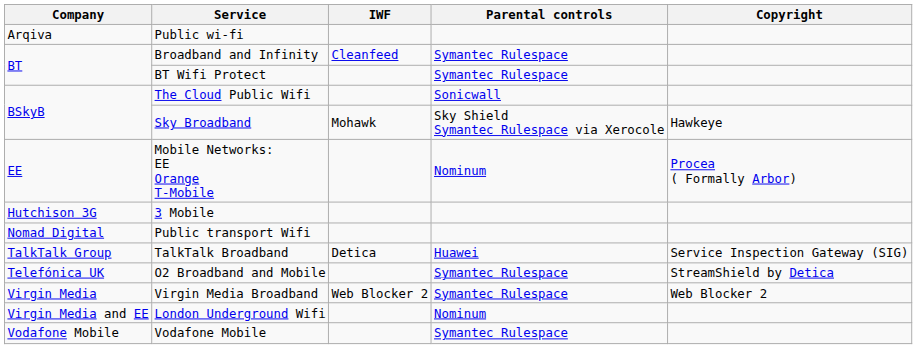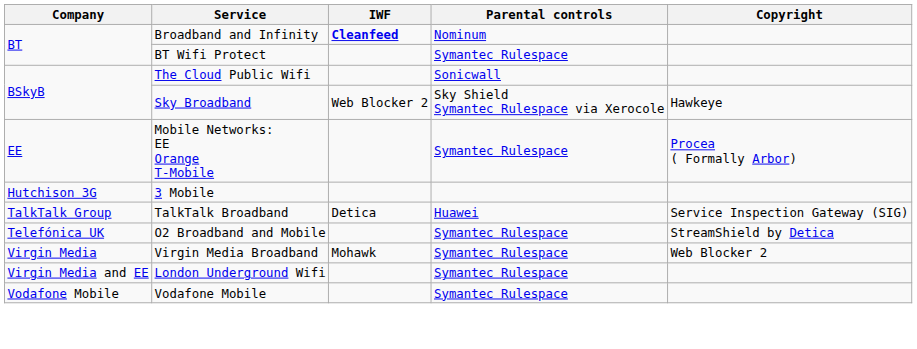- row: (199, 35)
(365, 55) normal -> (365, 35) bold
(501, 55) Symantec Rulespace -> (460, 35) Nominum
(354, 122) Mohawk -> (380, 102) Web Blocker 2
(460, 171) Nominum -> (501, 151) Symantec Rulespace
- row: (233, 233)
(380, 293) Web Blocker 2 -> (354, 253) Mohawk
(460, 313) Nominum -> (501, 273) Symantec Rulespace
